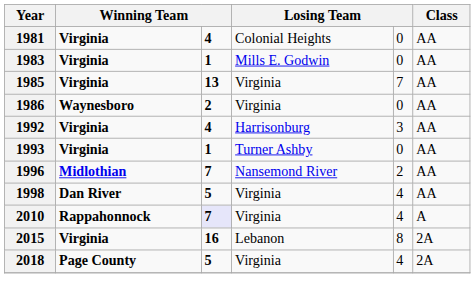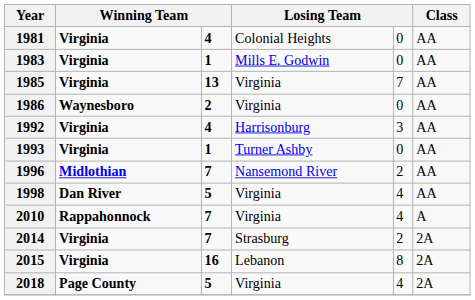(208, 216) lavender background -> (208, 216) no background
+ row: (30, 238)
